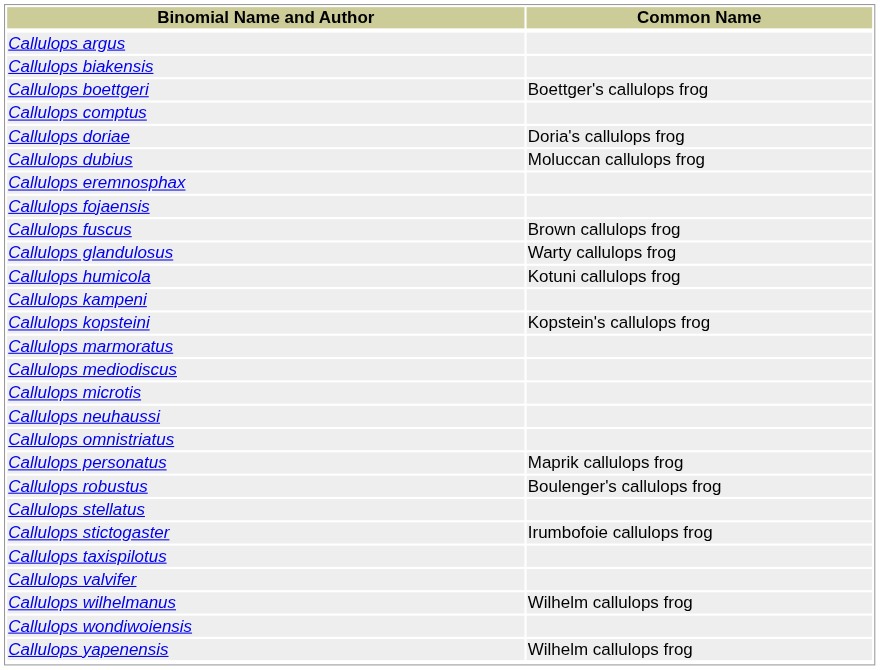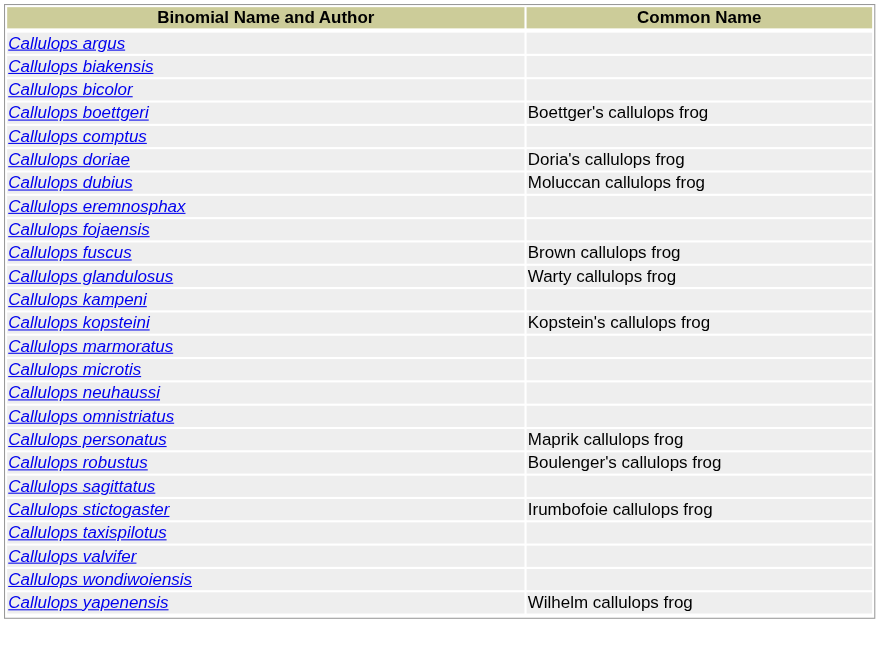+ row: (70, 89)
- row: (79, 276)
- row: (93, 369)
+ row: (82, 486)
- row: (77, 509)
- row: (92, 602)
